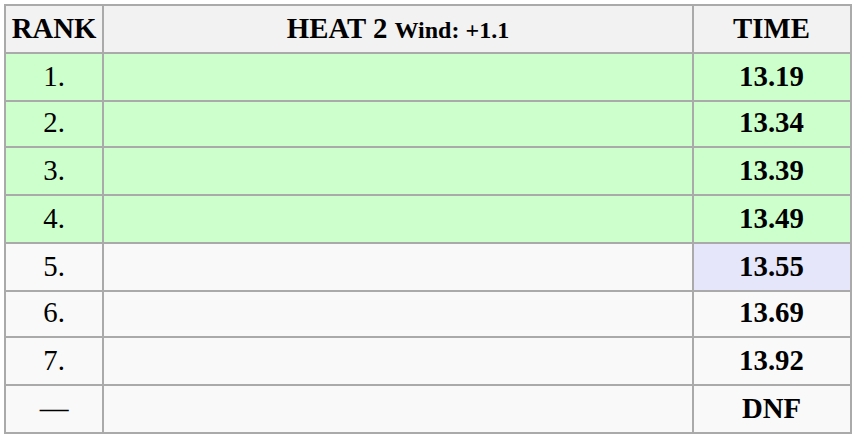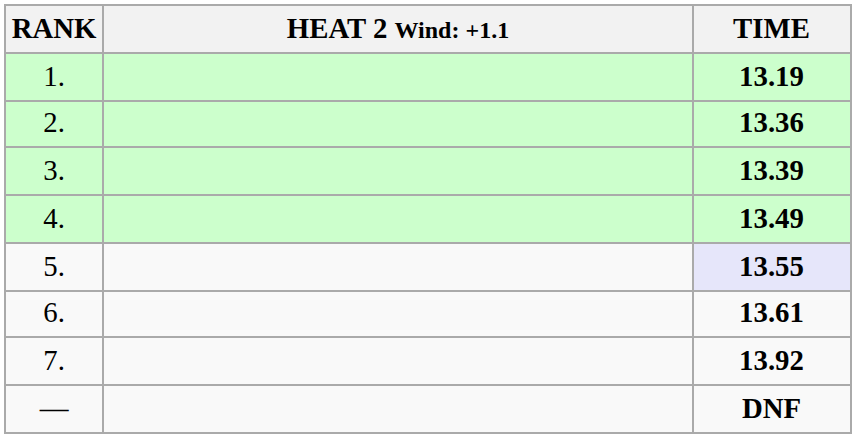(771, 123) 13.34 -> (771, 123) 13.36
(771, 313) 13.69 -> (771, 313) 13.61
